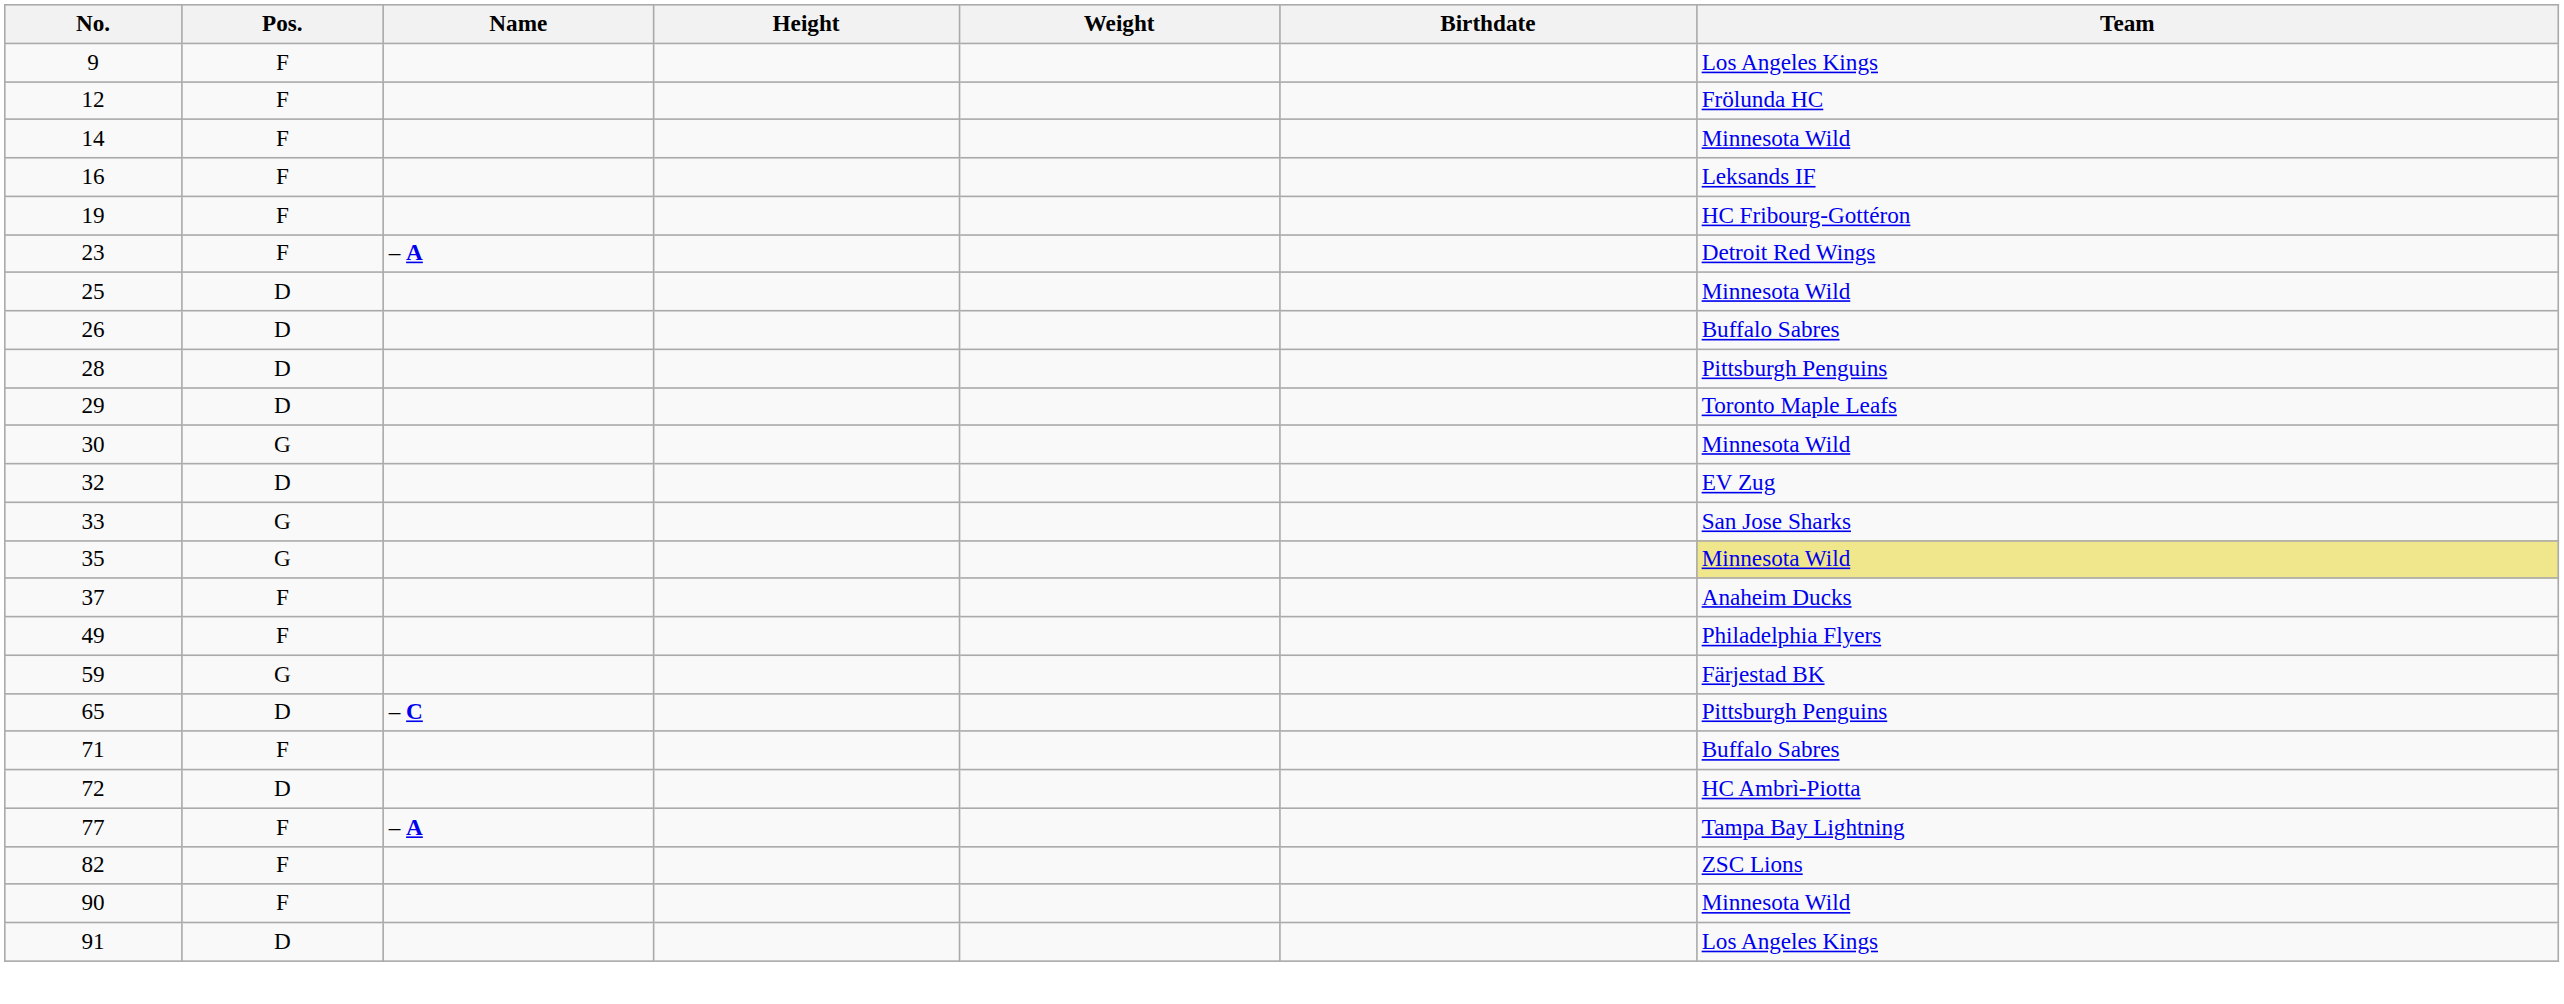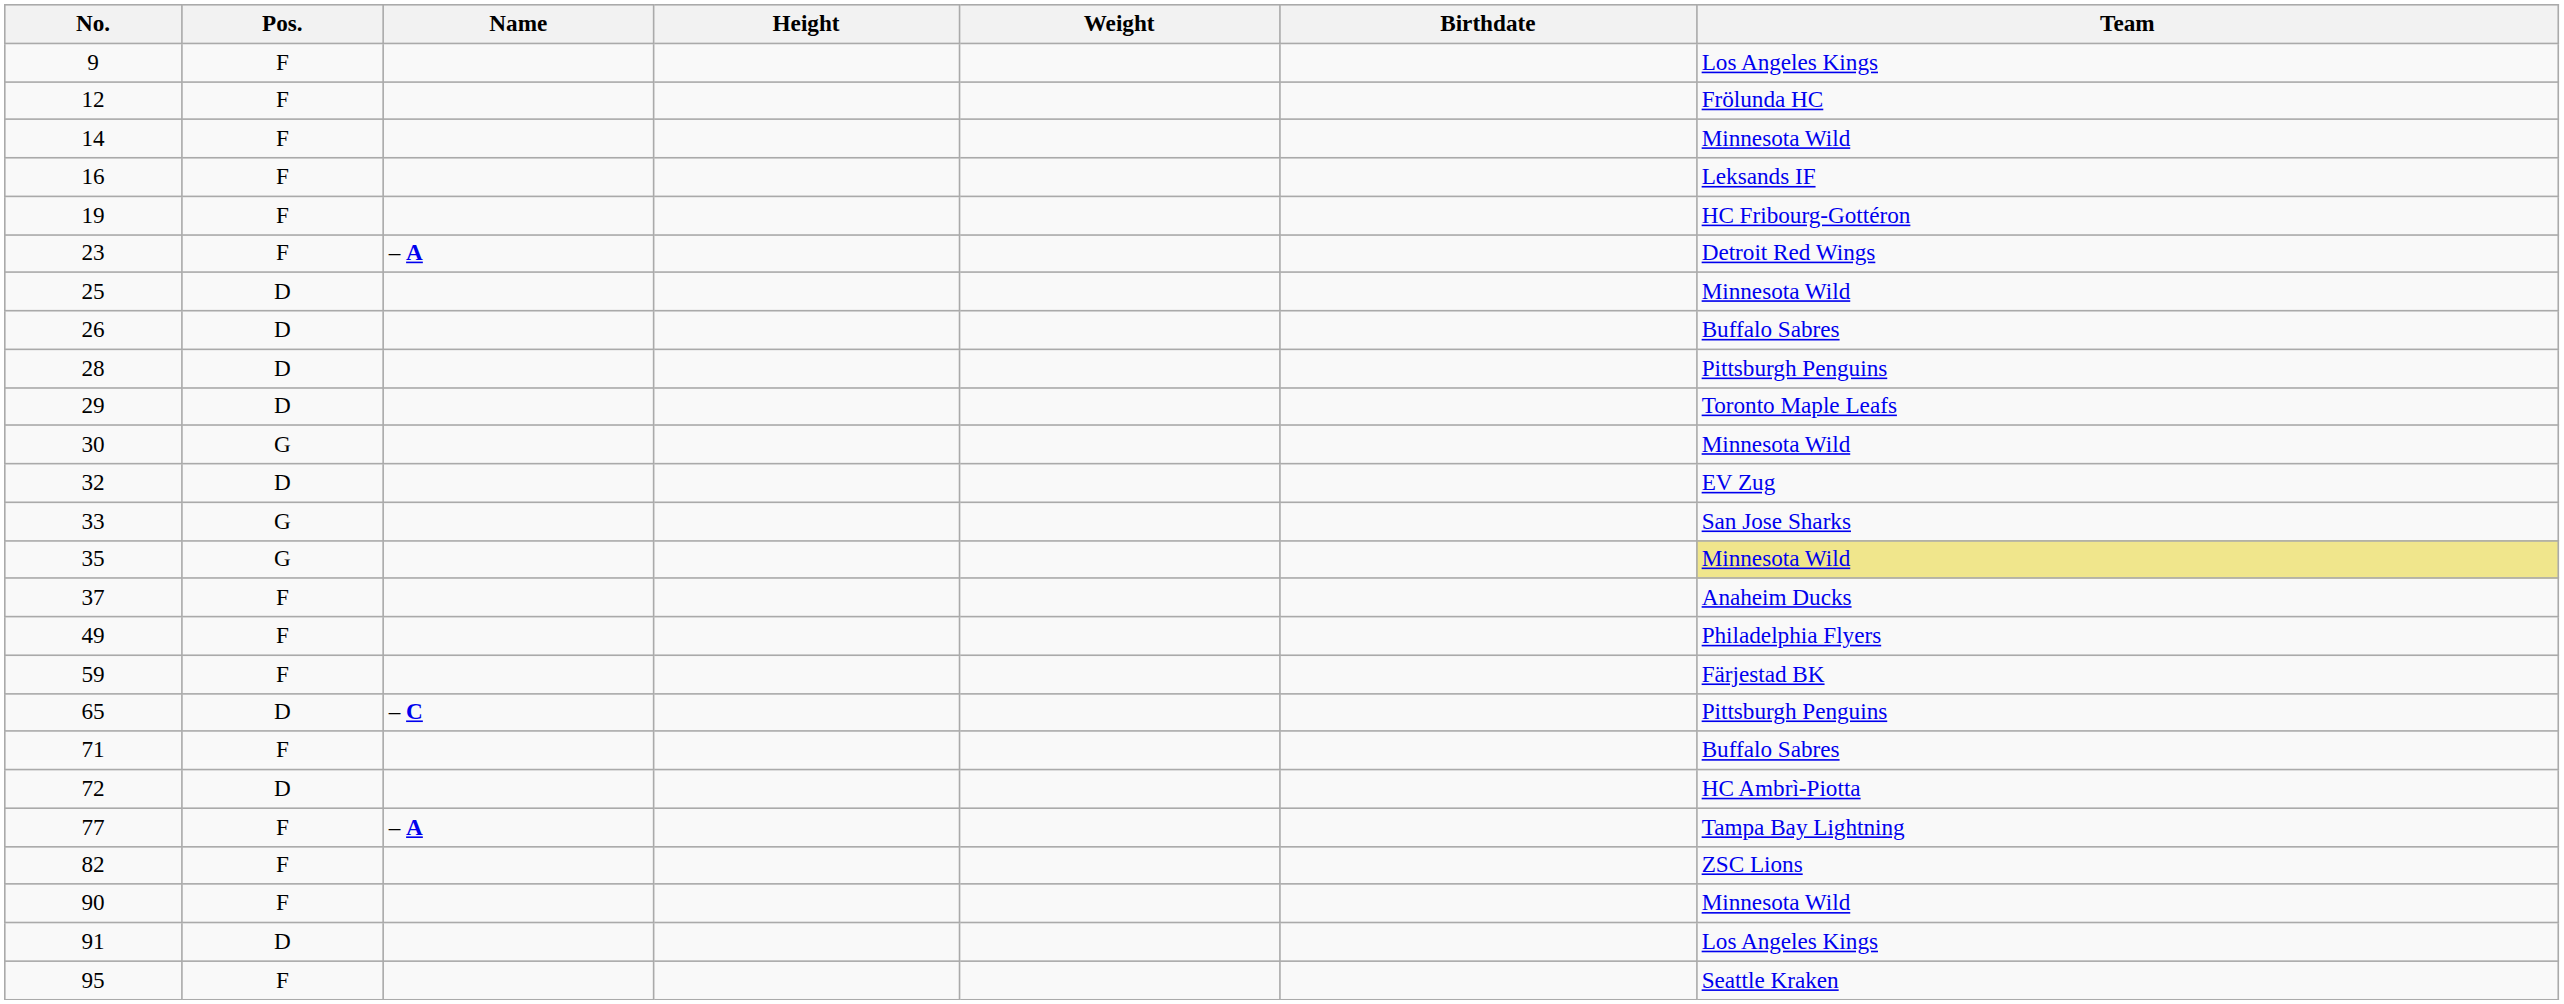(282, 674) G -> (282, 674) F
+ row: (93, 979)
